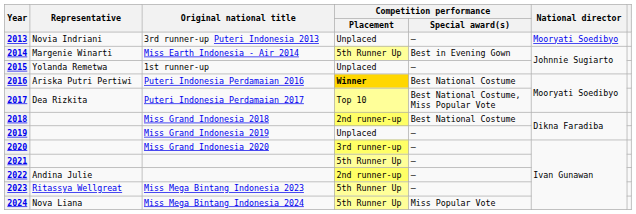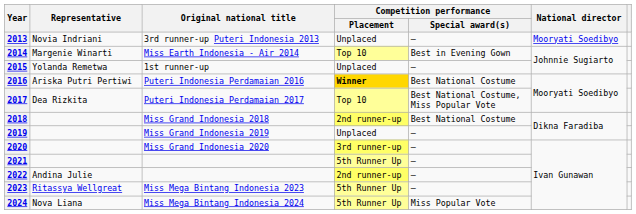(369, 53) 5th Runner Up -> (351, 53) Top 10
